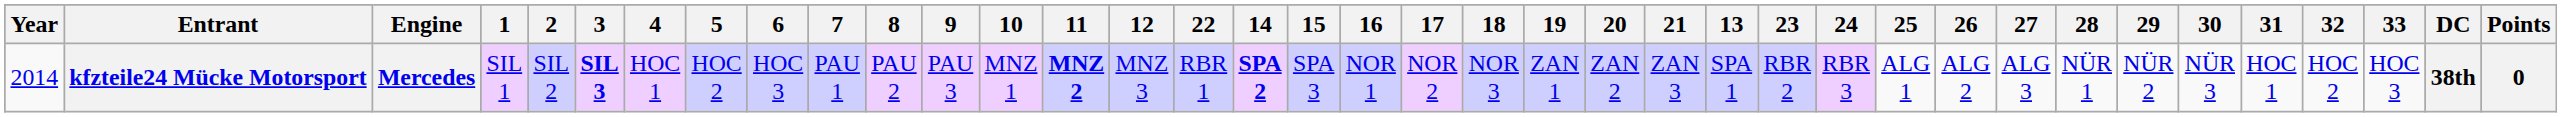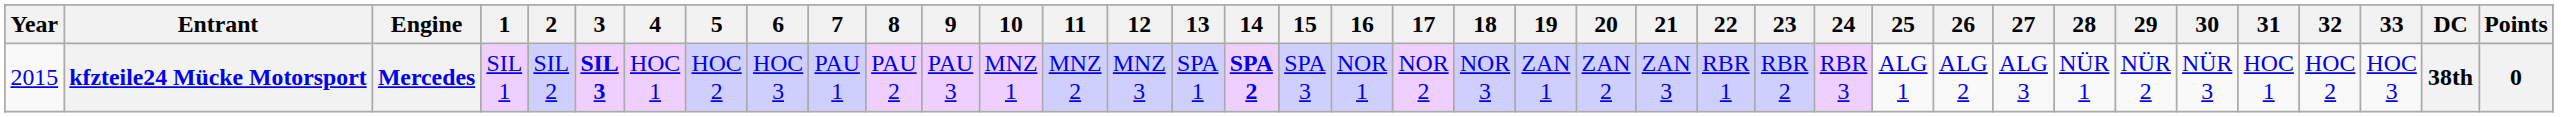columns swapped: (1731, 23) <-> (1203, 23)
(34, 76) 2014 -> (34, 76) 2015
(1076, 76) bold -> (1075, 76) normal
